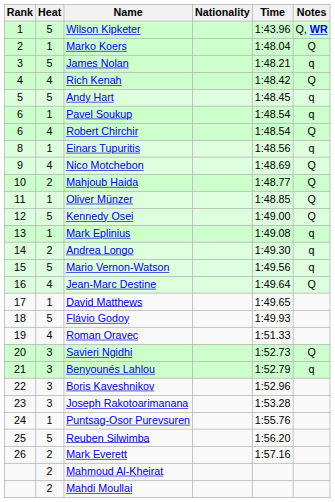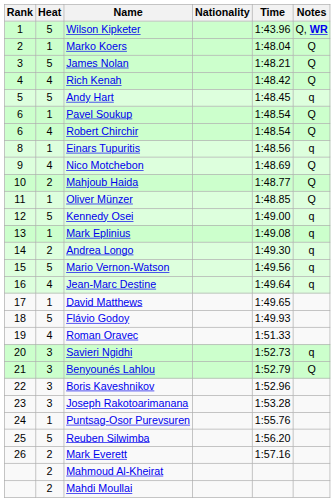(312, 64) q -> (312, 64) Q
(312, 115) q -> (312, 115) Q
(312, 217) Q -> (312, 217) q
(312, 285) Q -> (312, 285) q
(312, 353) Q -> (312, 353) q
(312, 370) q -> (312, 370) Q
